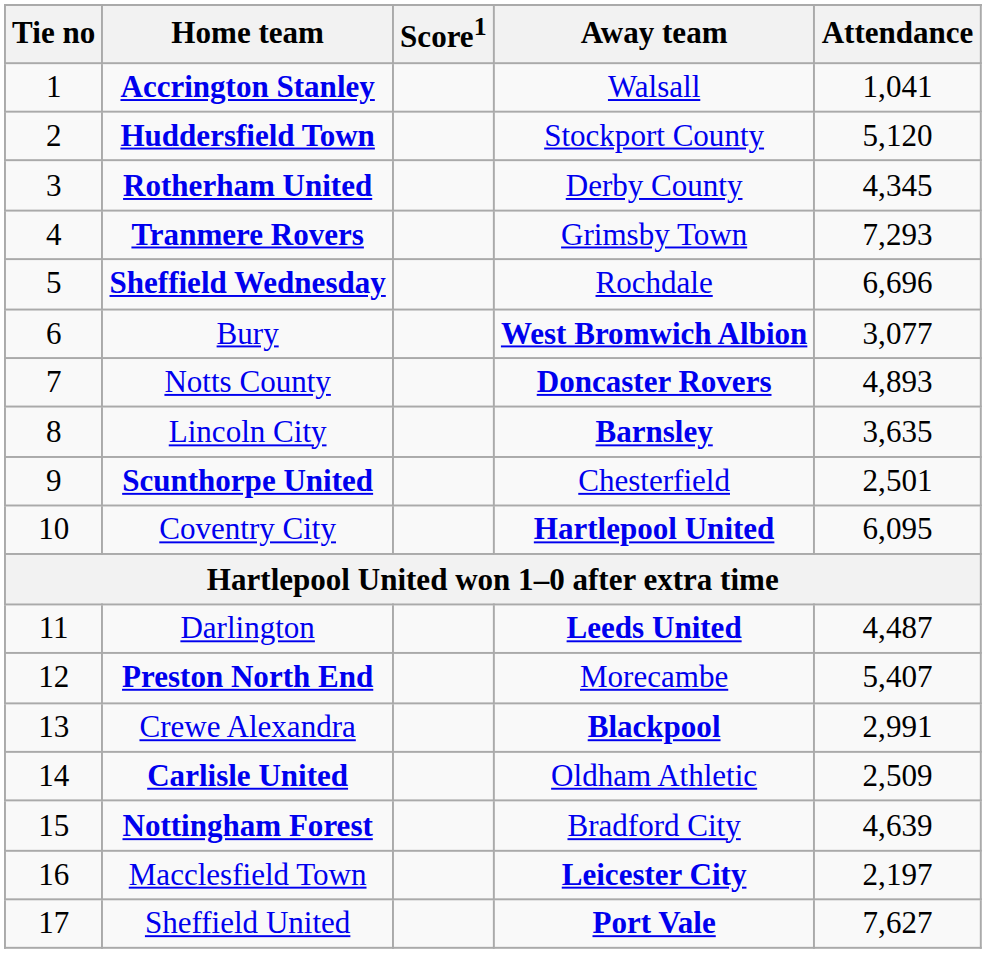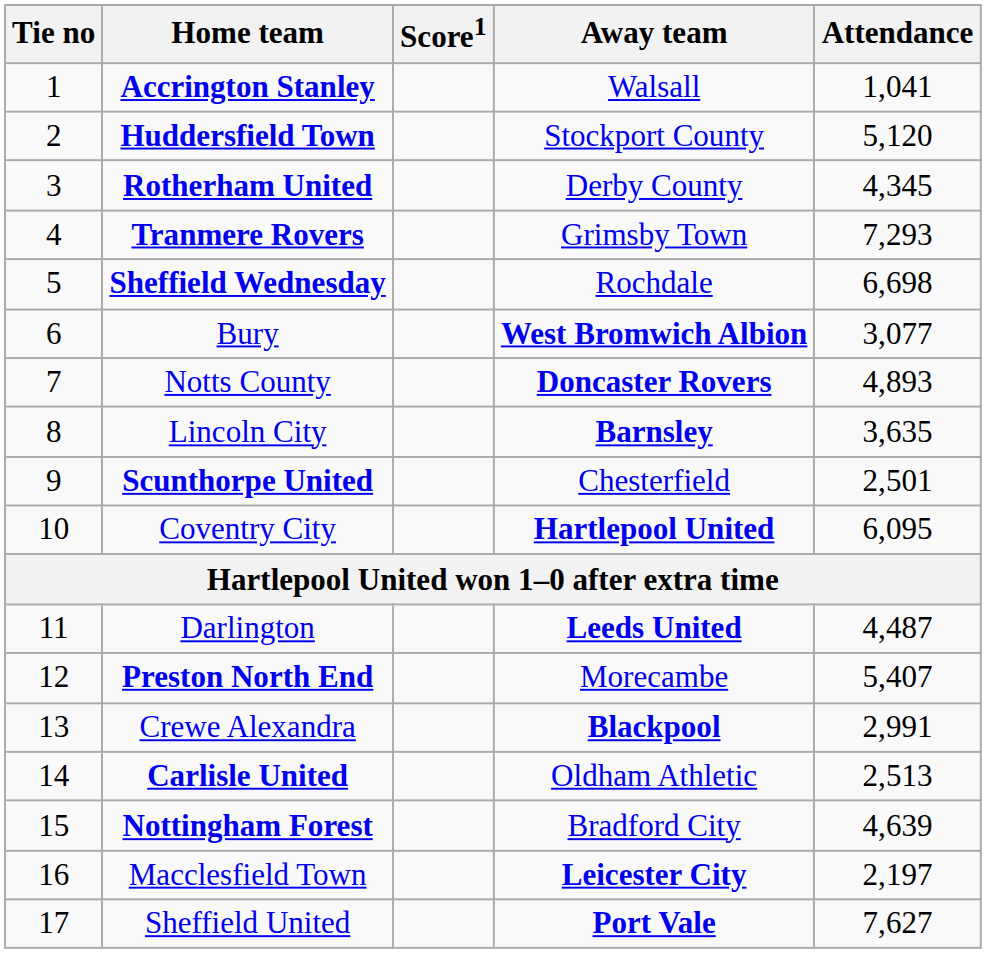(898, 283) 6,696 -> (898, 283) 6,698
(898, 775) 2,509 -> (898, 775) 2,513
